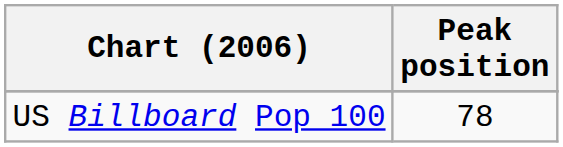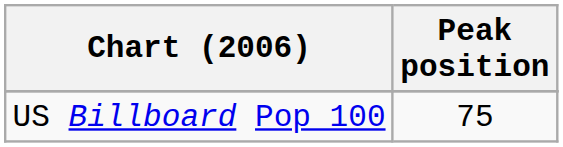(475, 117) 78 -> (475, 117) 75
